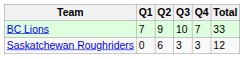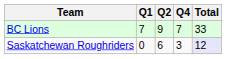- column: (183, 12)
(219, 45) no background -> (200, 45) lavender background
